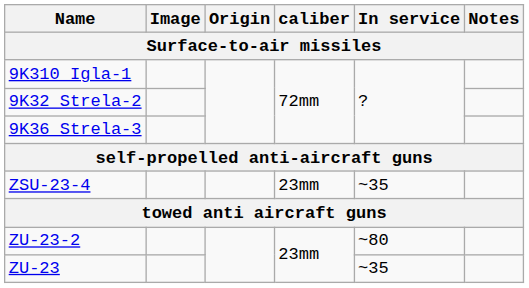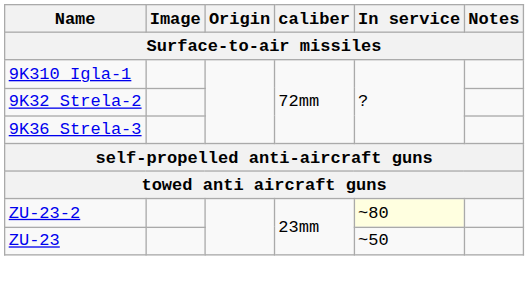- row: (50, 185)
(373, 241) no background -> (373, 213) lightyellow background
(373, 268) ~35 -> (373, 241) ~50
